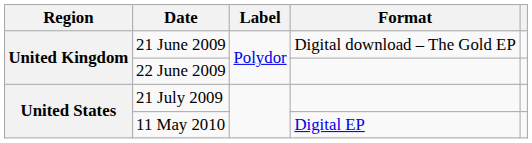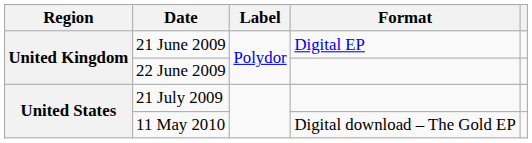(405, 44) Digital download – The Gold EP -> (330, 44) Digital EP
(330, 124) Digital EP -> (405, 124) Digital download – The Gold EP
